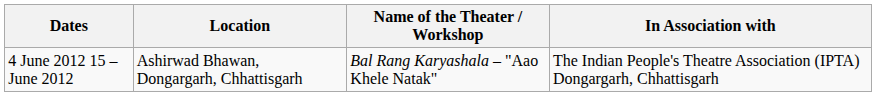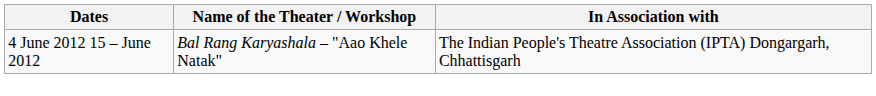- column: (240, 26)
